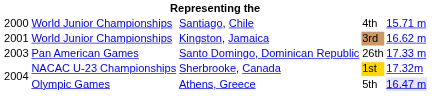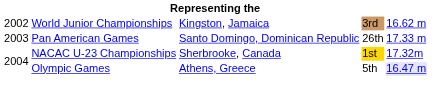- row: (216, 23)
(16, 38) 2001 -> (16, 23) 2002
